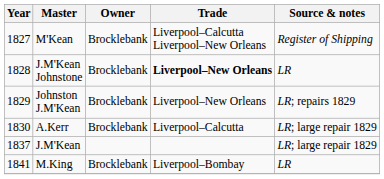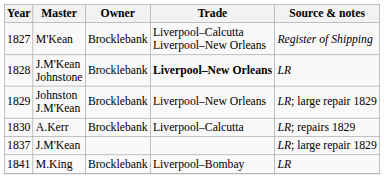(316, 102) LR; repairs 1829 -> (327, 102) LR; large repair 1829
(327, 127) LR; large repair 1829 -> (316, 127) LR; repairs 1829
